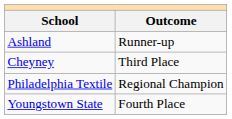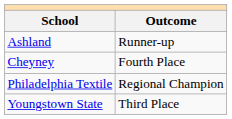(149, 62) Third Place -> (152, 62) Fourth Place
(152, 104) Fourth Place -> (149, 104) Third Place
